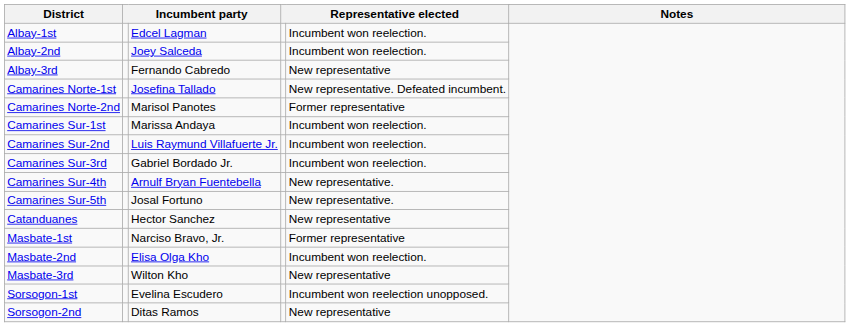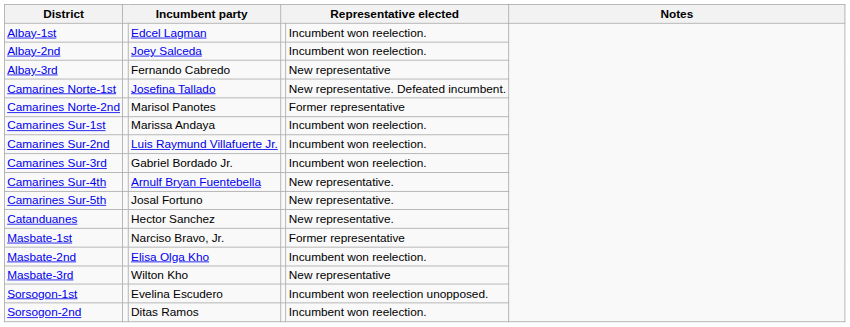(340, 219) New representative -> (341, 219) New representative.
(340, 313) New representative -> (358, 313) Incumbent won reelection.
